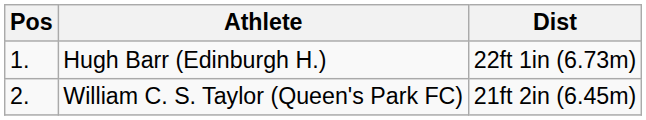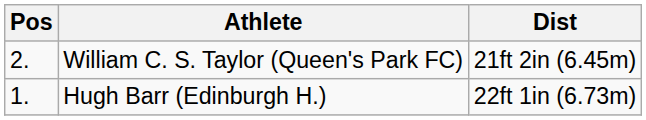rows swapped: (195, 59) <-> (263, 96)
